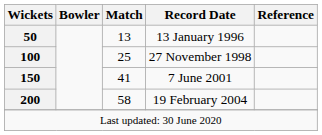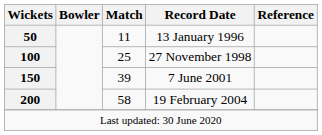(124, 36) 13 -> (124, 36) 11
(124, 78) 41 -> (124, 78) 39
